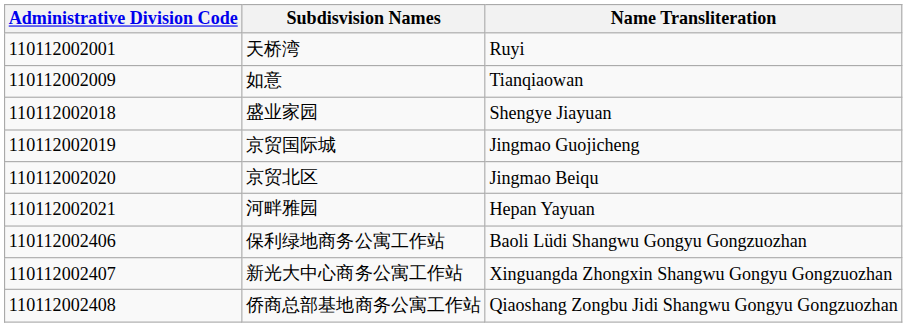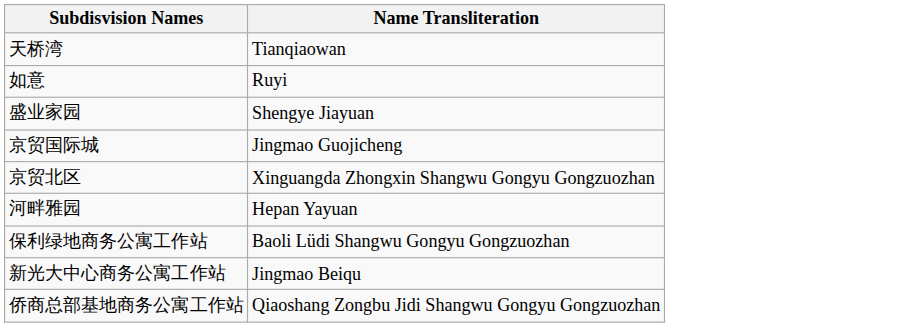- column: (123, 18)
(507, 49) Ruyi -> (299, 49) Tianqiaowan
(536, 81) Tianqiaowan -> (270, 81) Ruyi
(544, 177) Jingmao Beiqu -> (453, 177) Xinguangda Zhongxin Shangwu Gongyu Gongzuozhan
(691, 273) Xinguangda Zhongxin Shangwu Gongyu Gongzuozhan -> (307, 273) Jingmao Beiqu
